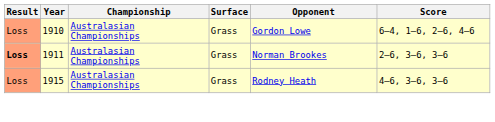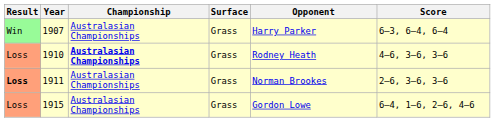+ row: (53, 31)
(105, 31) normal -> (105, 56) bold
(282, 31) Gordon Lowe -> (284, 56) Rodney Heath
(427, 31) 6–4, 1–6, 2–6, 4–6 -> (413, 56) 4–6, 3–6, 3–6
(284, 80) Rodney Heath -> (282, 105) Gordon Lowe
(413, 80) 4–6, 3–6, 3–6 -> (427, 105) 6–4, 1–6, 2–6, 4–6
